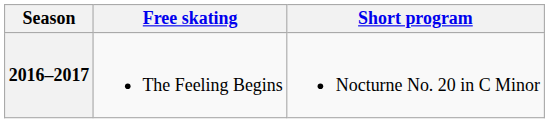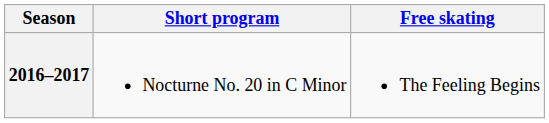columns swapped: (415, 18) <-> (190, 18)
